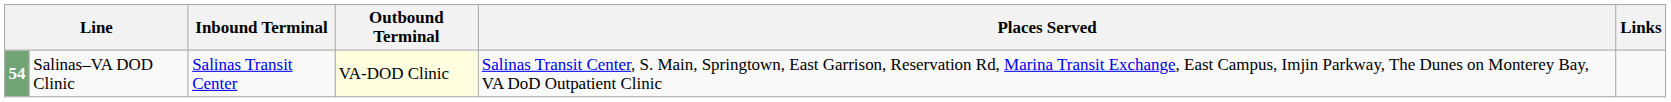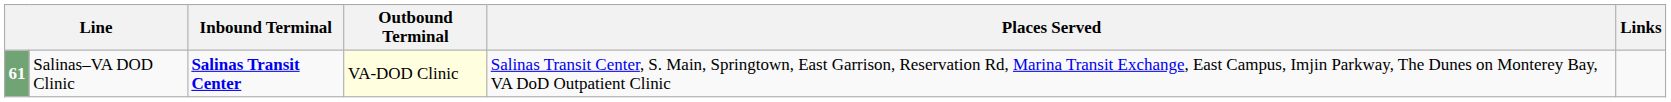(17, 73) 54 -> (17, 73) 61
(242, 73) normal -> (246, 73) bold
